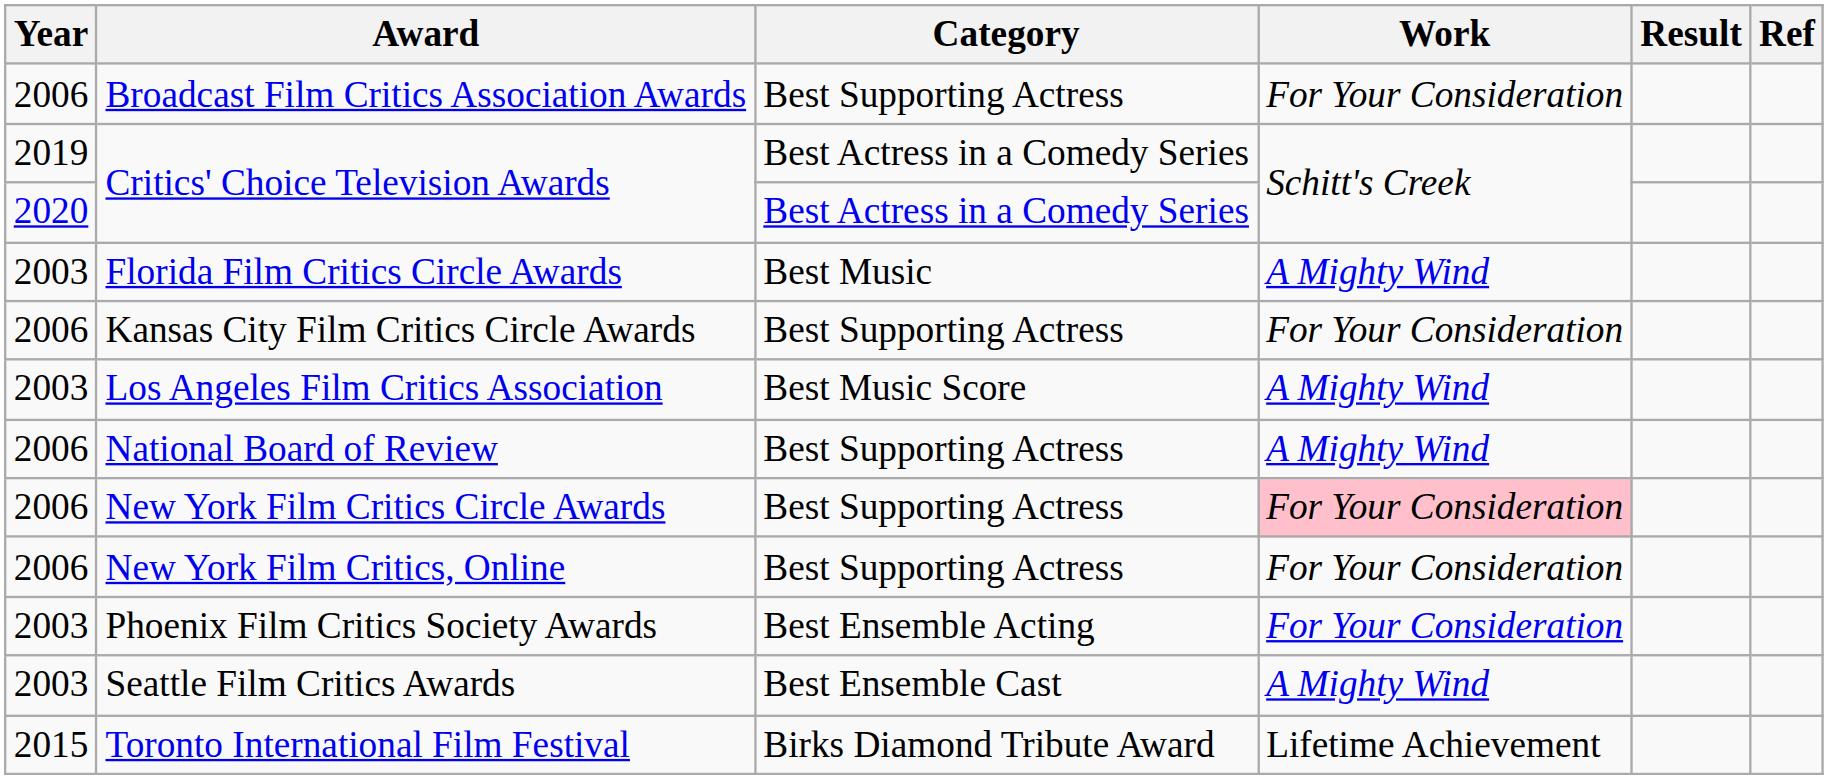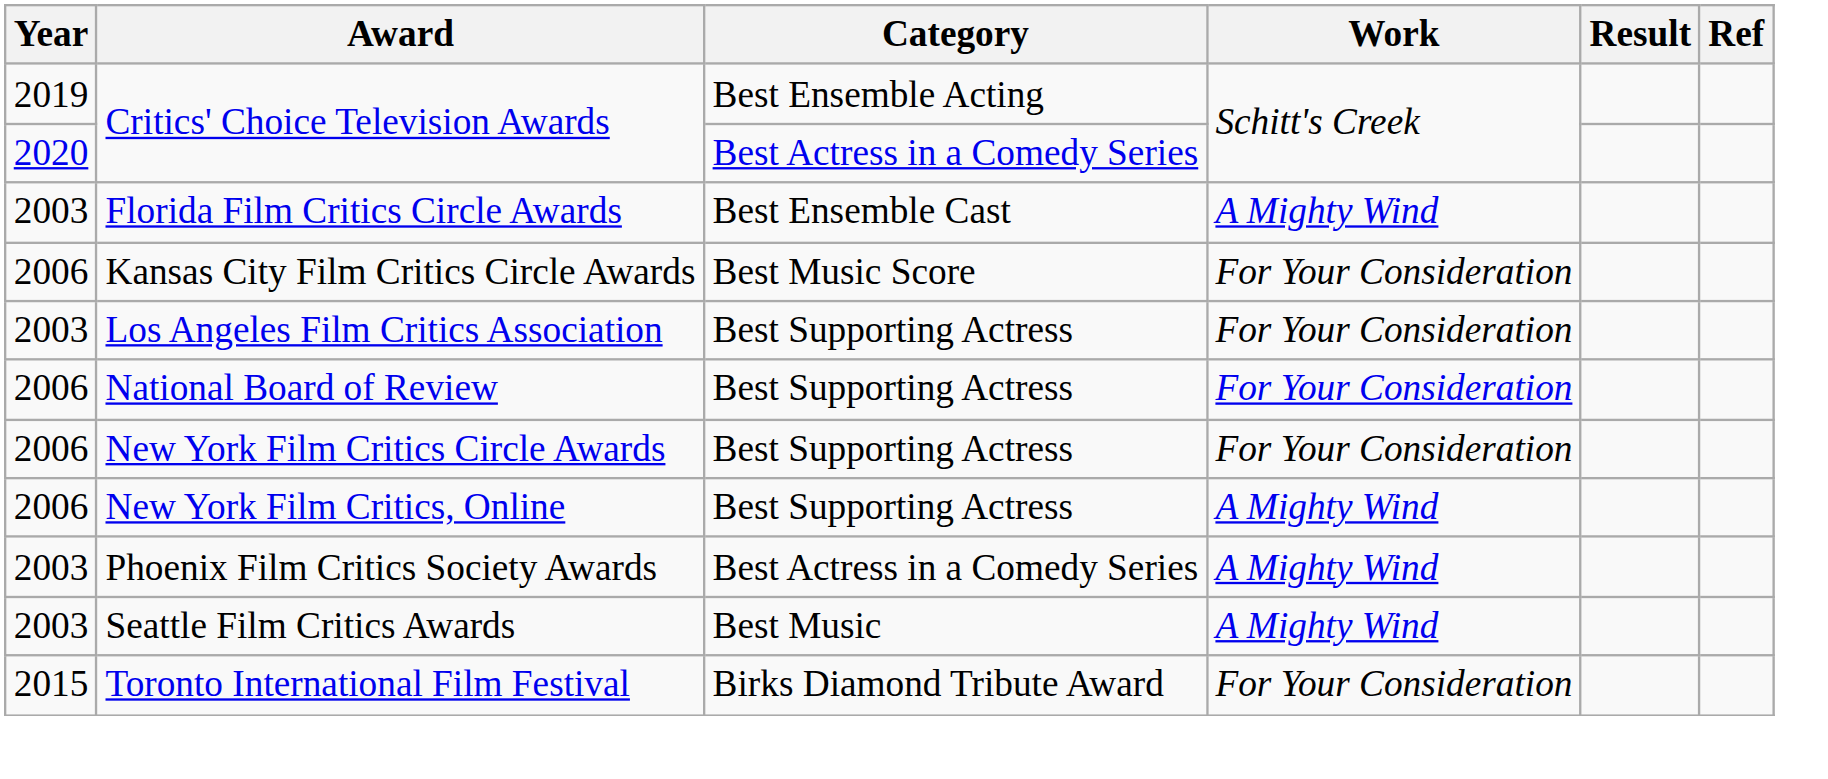- row: (51, 93)
(1006, 152) Best Actress in a Comedy Series -> (878, 93) Best Ensemble Acting
(848, 270) Best Music -> (862, 211) Best Ensemble Cast
(944, 329) Best Supporting Actress -> (844, 270) Best Music Score
(895, 388) Best Music Score -> (893, 329) Best Supporting Actress
(1378, 388) A Mighty Wind -> (1394, 329) For Your Consideration
(1378, 447) A Mighty Wind -> (1394, 388) For Your Consideration
(1445, 507) pink background -> (1394, 447) no background
(1445, 566) For Your Consideration -> (1327, 507) A Mighty Wind
(929, 625) Best Ensemble Acting -> (955, 566) Best Actress in a Comedy Series
(1445, 625) For Your Consideration -> (1327, 566) A Mighty Wind
(912, 684) Best Ensemble Cast -> (797, 625) Best Music
(1433, 743) Lifetime Achievement -> (1394, 684) For Your Consideration
